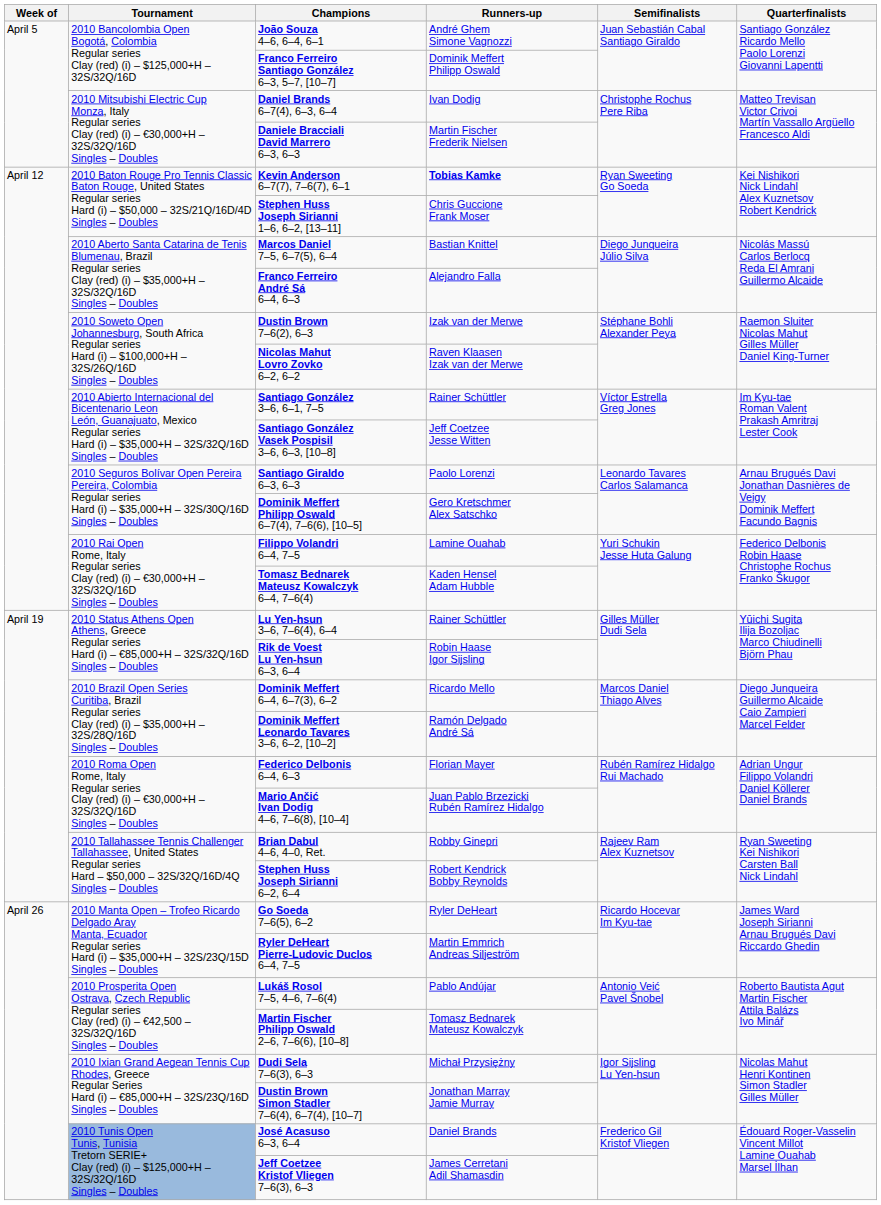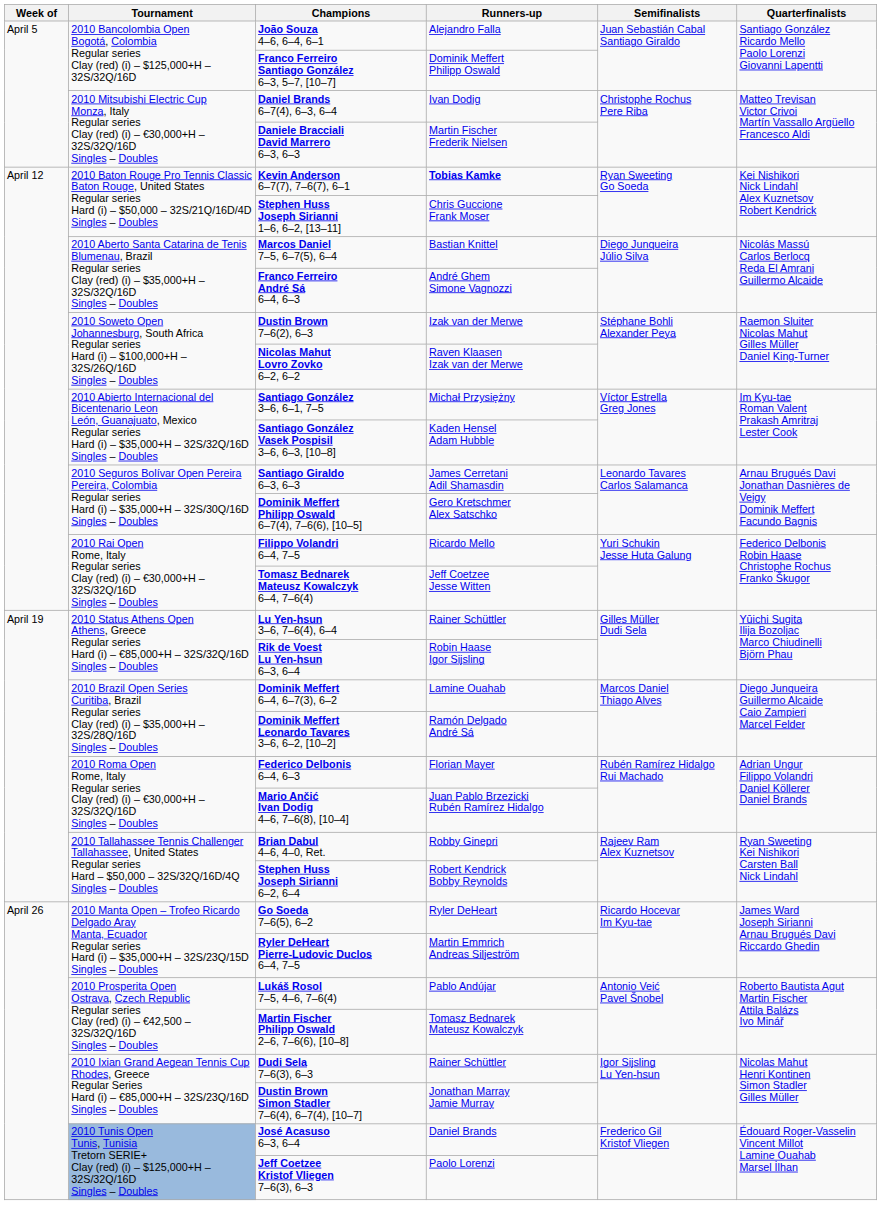(470, 35) André Ghem Simone Vagnozzi -> (465, 29) Alejandro Falla
(465, 276) Alejandro Falla -> (470, 282) André Ghem Simone Vagnozzi
(468, 397) Rainer Schüttler -> (472, 397) Michał Przysiężny
(460, 434) Jeff Coetzee Jesse Witten -> (463, 434) Kaden Hensel Adam Hubble
(462, 473) Paolo Lorenzi -> (468, 479) James Cerretani Adil Shamasdin
(467, 542) Lamine Ouahab -> (462, 542) Ricardo Mello
(463, 580) Kaden Hensel Adam Hubble -> (460, 580) Jeff Coetzee Jesse Witten
(462, 688) Ricardo Mello -> (467, 688) Lamine Ouahab
(472, 1062) Michał Przysiężny -> (468, 1062) Rainer Schüttler
(468, 1169) James Cerretani Adil Shamasdin -> (462, 1163) Paolo Lorenzi
